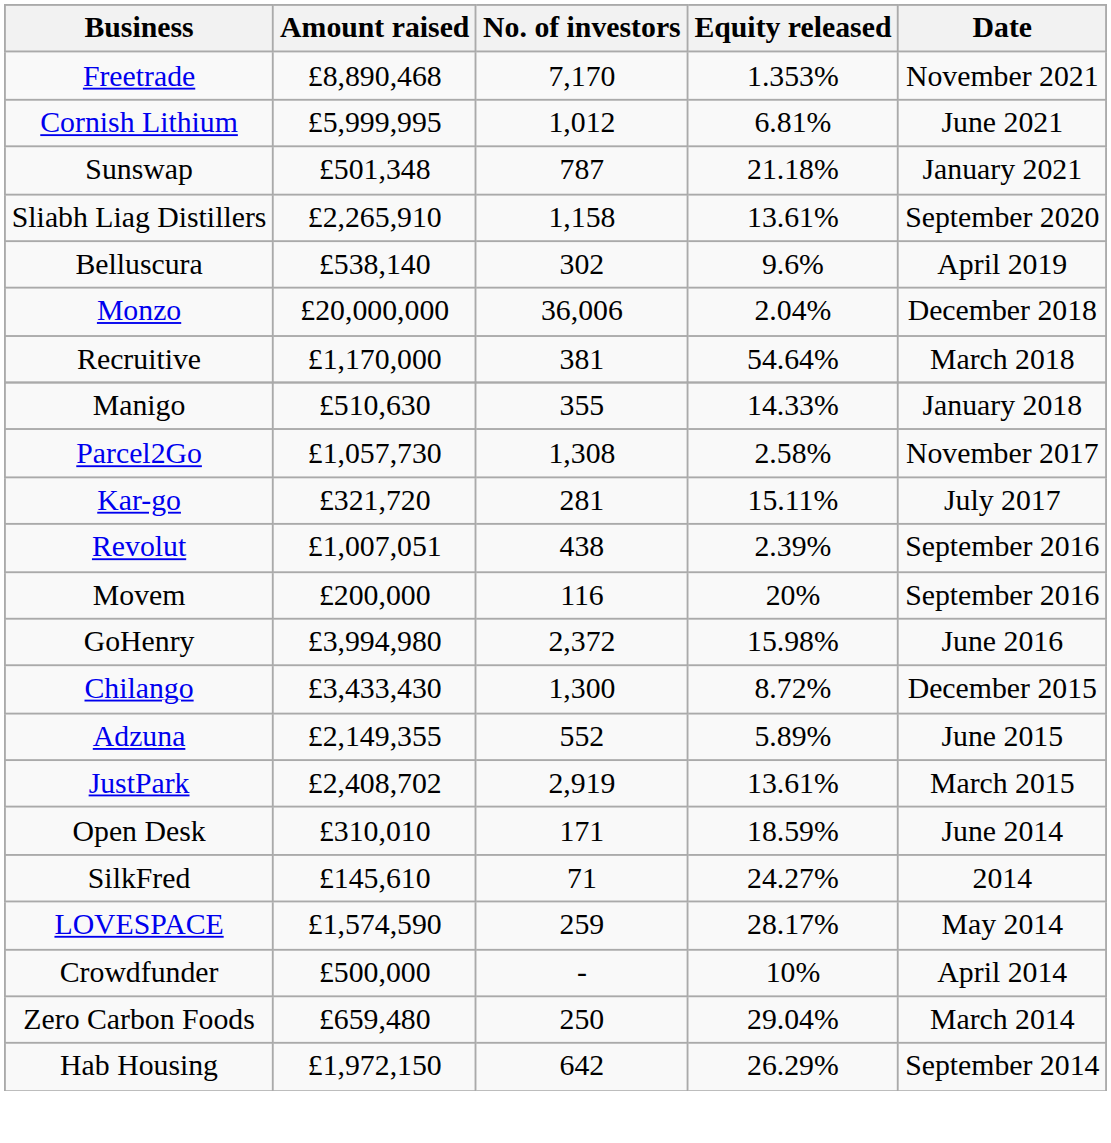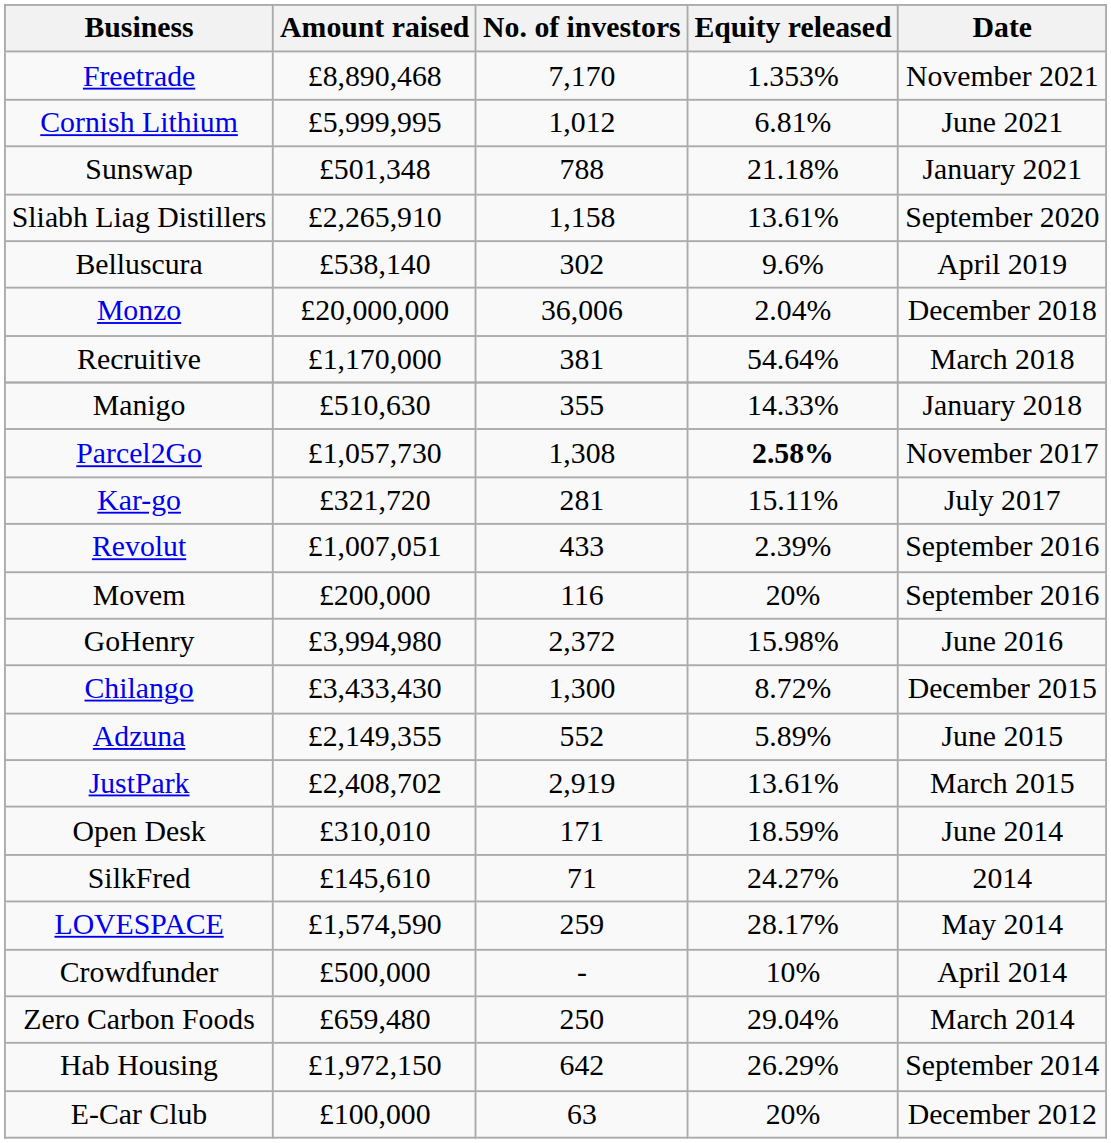(582, 169) 787 -> (582, 169) 788
(793, 452) normal -> (793, 452) bold
(582, 547) 438 -> (582, 547) 433
+ row: (139, 1113)
